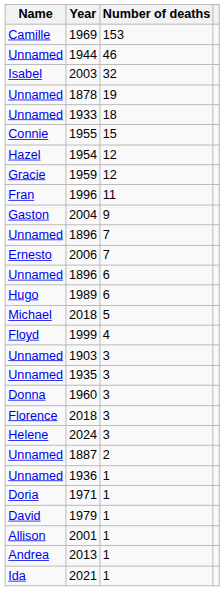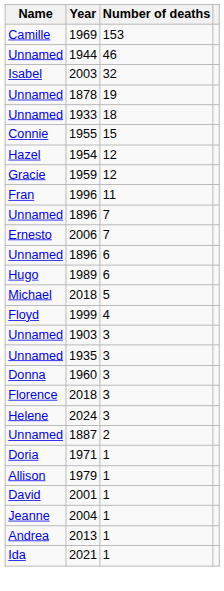- row: (83, 214)
- row: (83, 475)
(24, 515) David -> (27, 475) Allison
(27, 535) Allison -> (24, 495) David
+ row: (83, 515)
